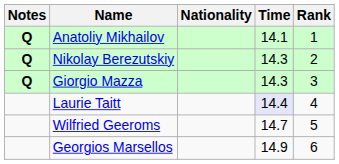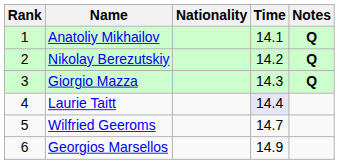columns swapped: (314, 15) <-> (27, 15)
(274, 59) 14.3 -> (270, 59) 14.2
